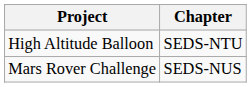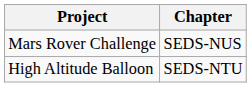rows swapped: (82, 69) <-> (81, 43)
